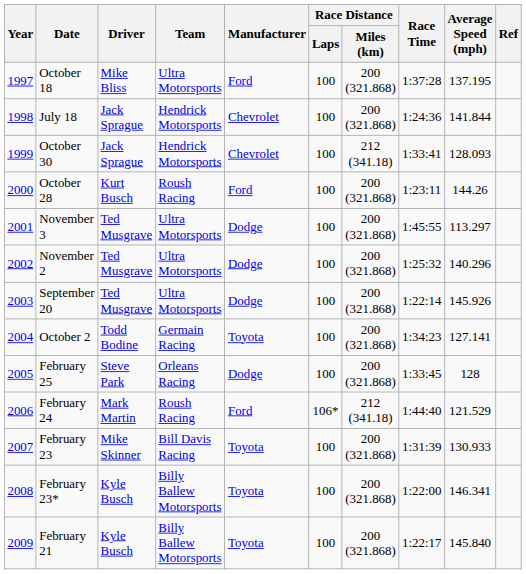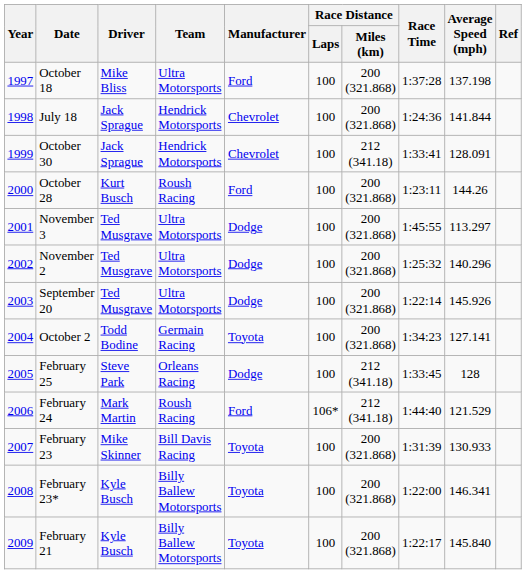(470, 80) 137.195 -> (470, 80) 137.198
(470, 154) 128.093 -> (470, 154) 128.091
(371, 373) 200 (321.868) -> (371, 373) 212 (341.18)
